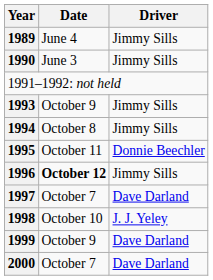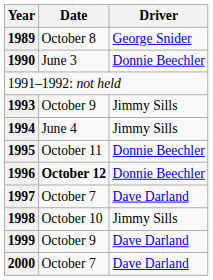(59, 38) June 4 -> (69, 38) October 8
(145, 38) Jimmy Sills -> (152, 38) George Snider
(145, 61) Jimmy Sills -> (159, 61) Donnie Beechler
(69, 128) October 8 -> (59, 128) June 4
(145, 174) Jimmy Sills -> (159, 174) Donnie Beechler
(140, 219) J. J. Yeley -> (145, 219) Jimmy Sills
